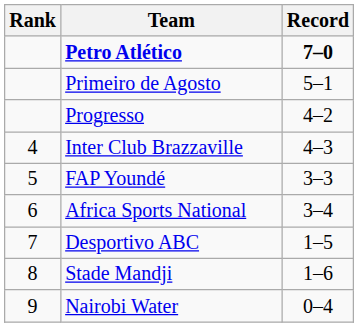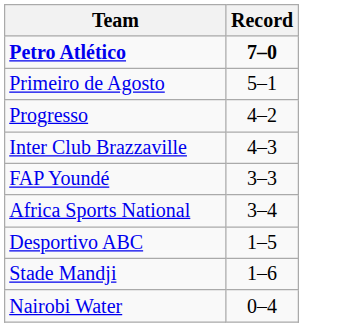- column: (33, 20)
